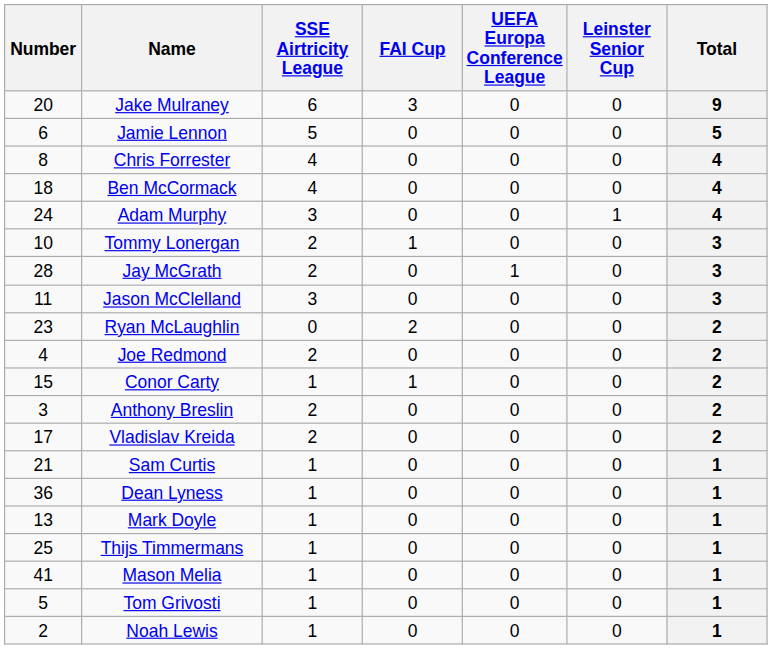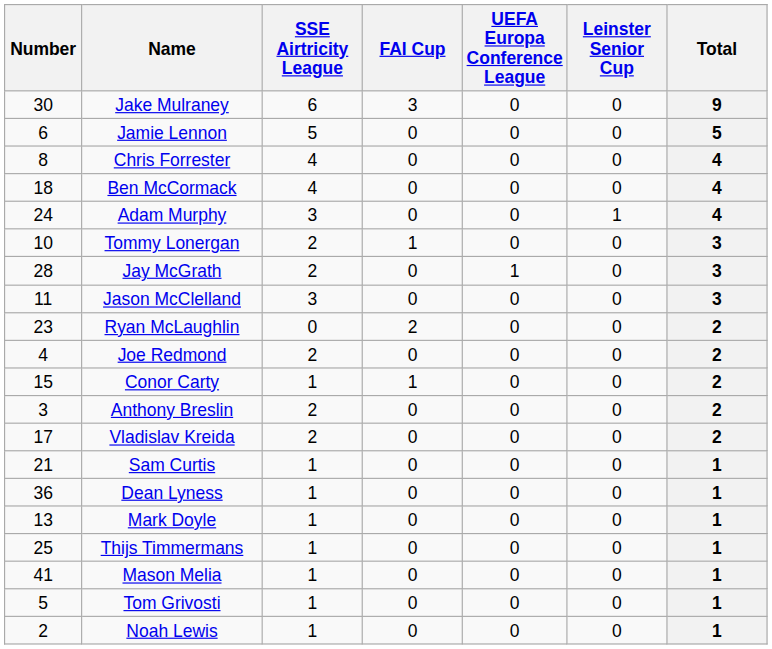(43, 105) 20 -> (43, 105) 30
